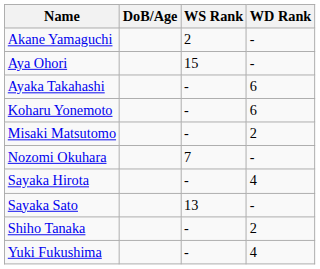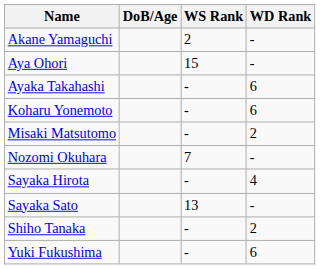(253, 252) 4 -> (253, 252) 6
